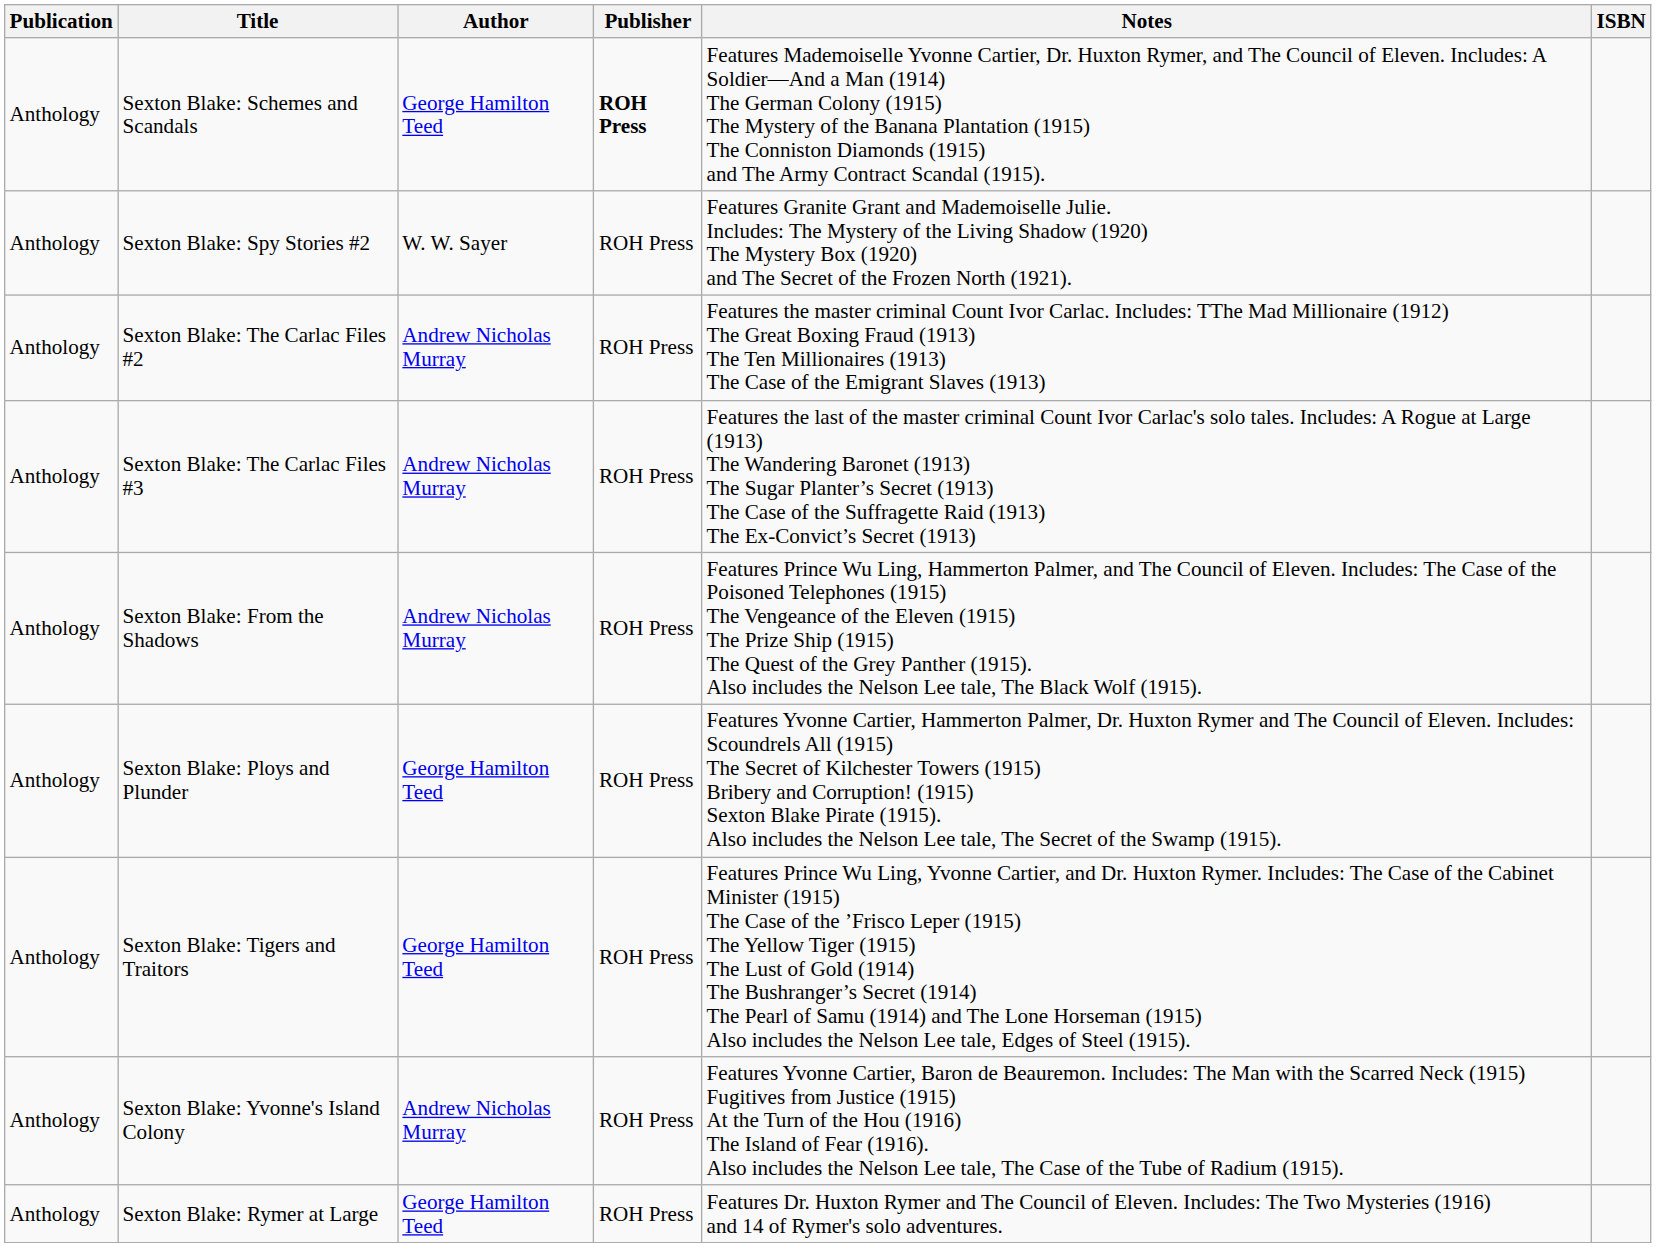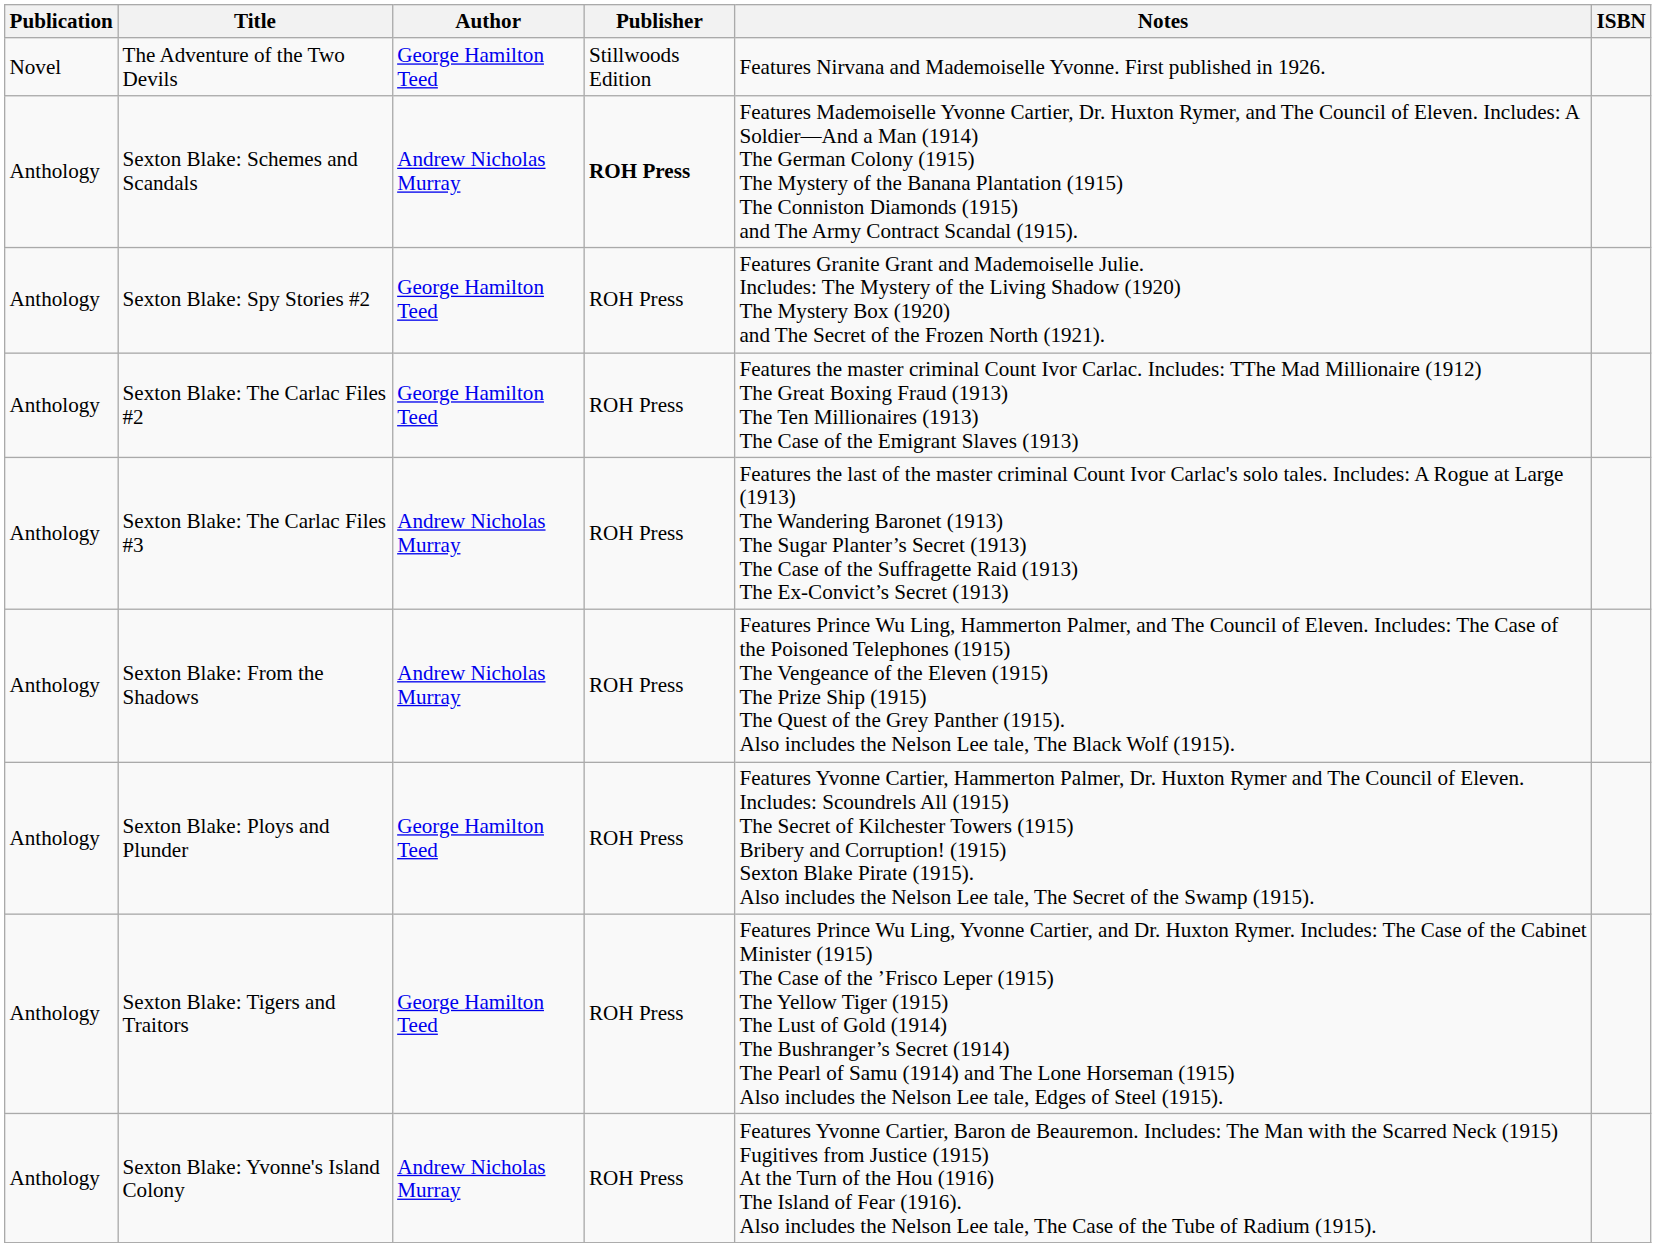+ row: (234, 66)
(476, 114) George Hamilton Teed -> (471, 171) Andrew Nicholas Murray
(455, 242) W. W. Sayer -> (471, 299) George Hamilton Teed
(477, 347) Andrew Nicholas Murray -> (471, 404) George Hamilton Teed
- row: (250, 1213)
